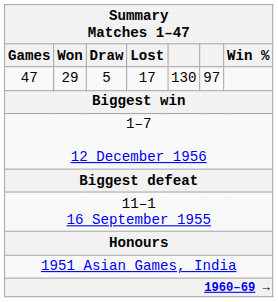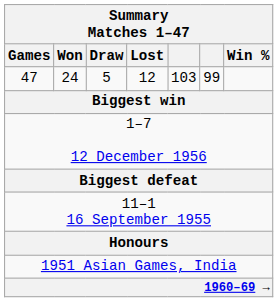(70, 79) 29 -> (70, 79) 24
(147, 79) 17 -> (147, 79) 12
(184, 79) 130 -> (184, 79) 103
(212, 79) 97 -> (212, 79) 99
